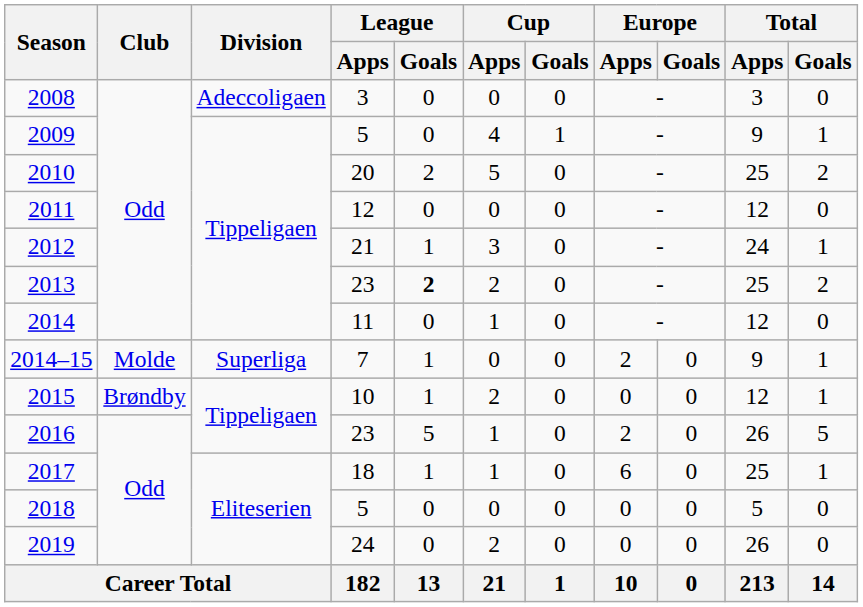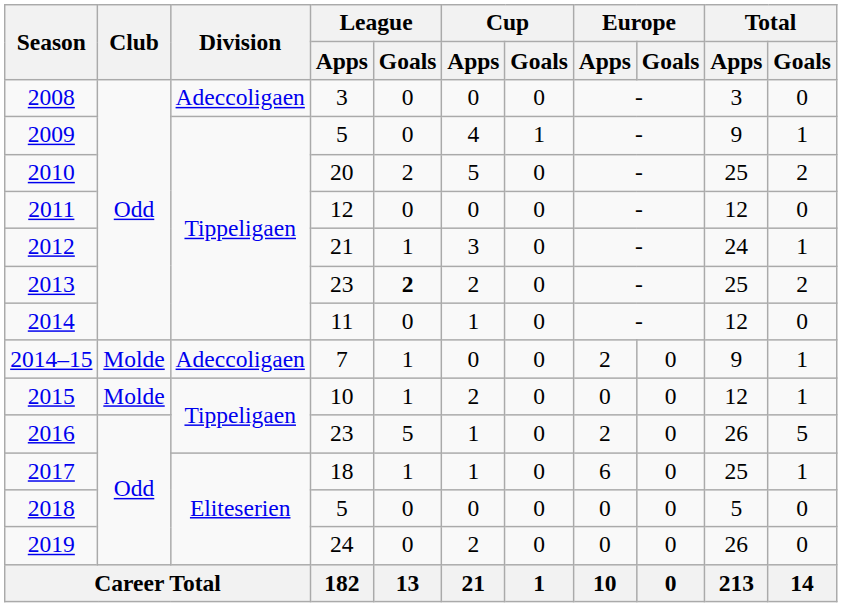(261, 358) Superliga -> (240, 358) Adeccoligaen
(144, 396) Brøndby -> (134, 396) Molde
